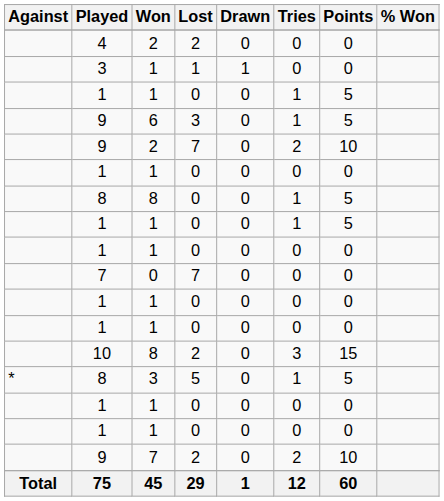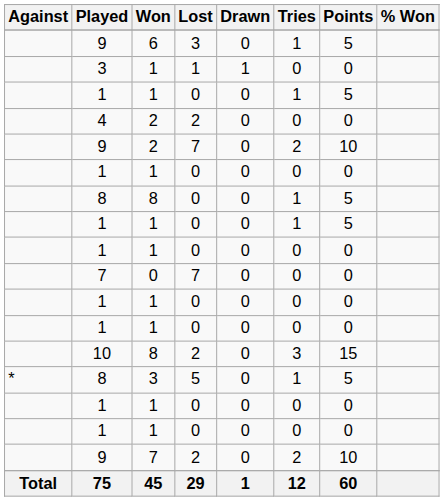rows swapped: (102, 43) <-> (102, 120)
